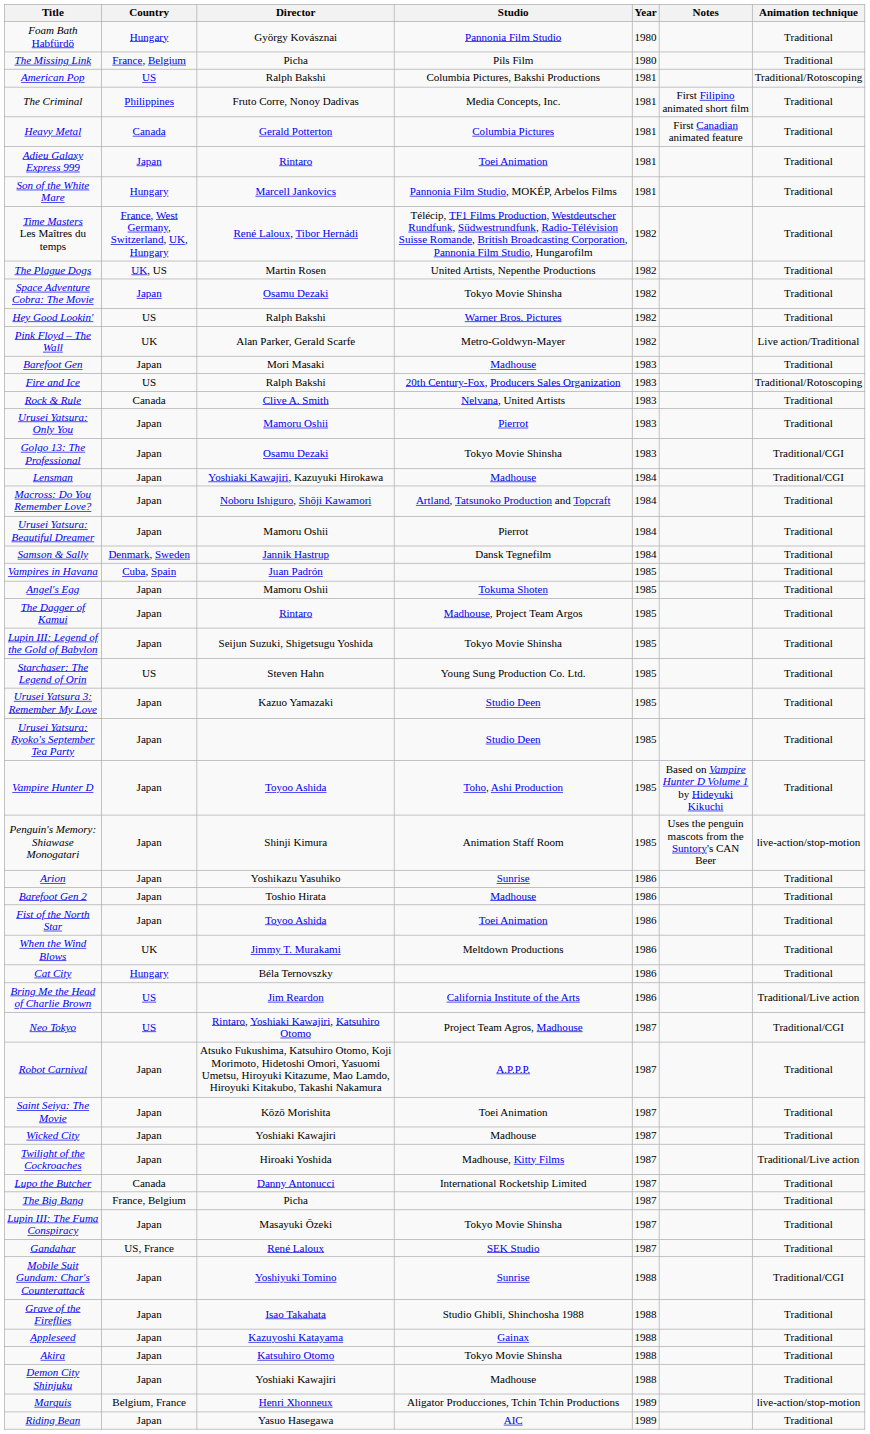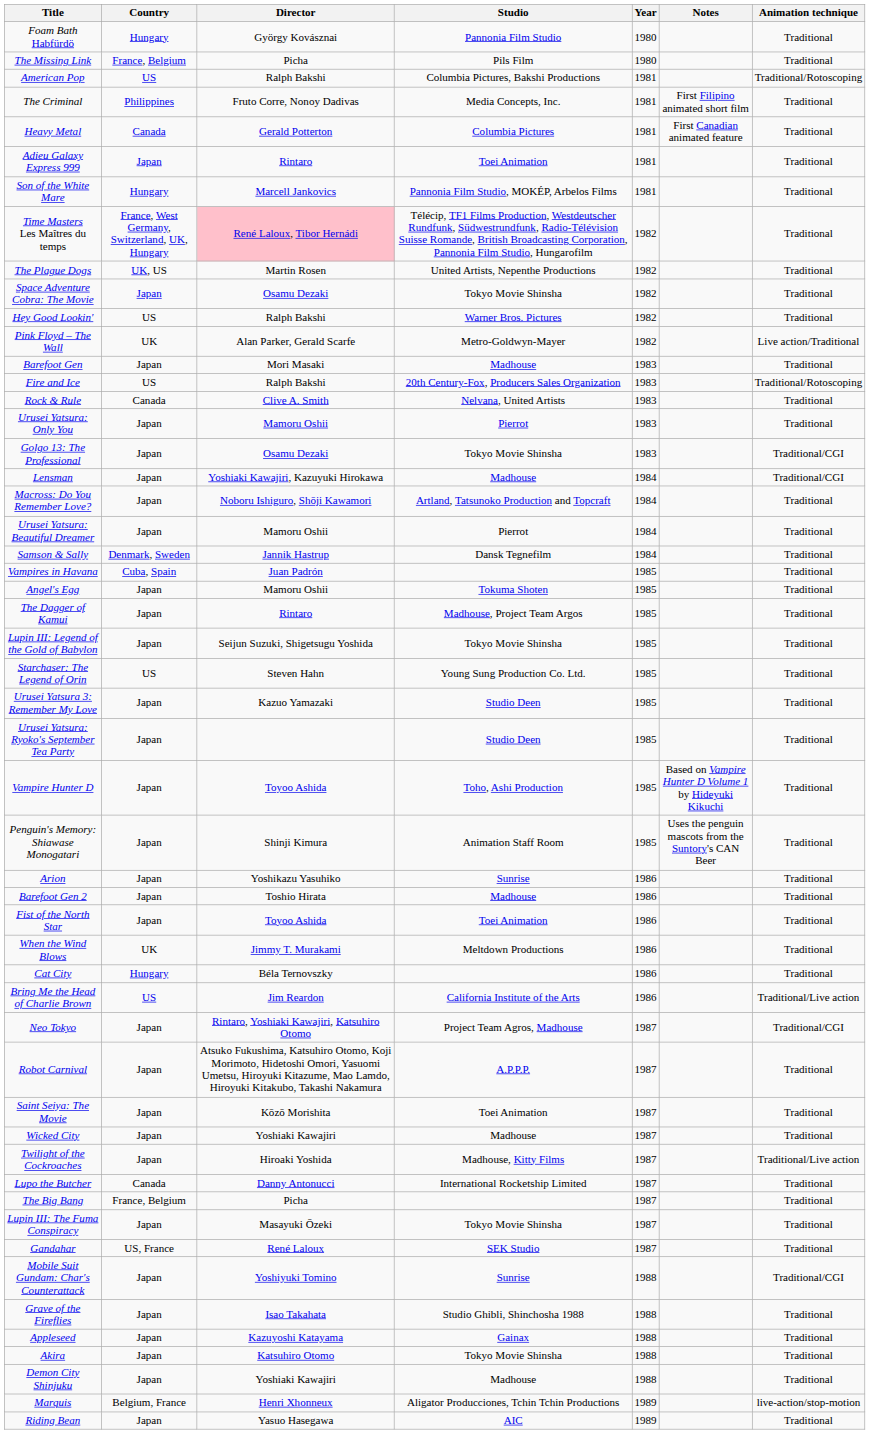(296, 234) no background -> (296, 234) pink background
(808, 842) live-action/stop-motion -> (808, 842) Traditional
(149, 1027) US -> (149, 1027) Japan
